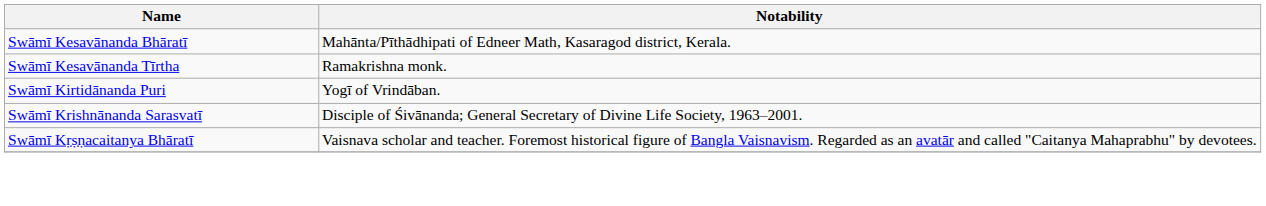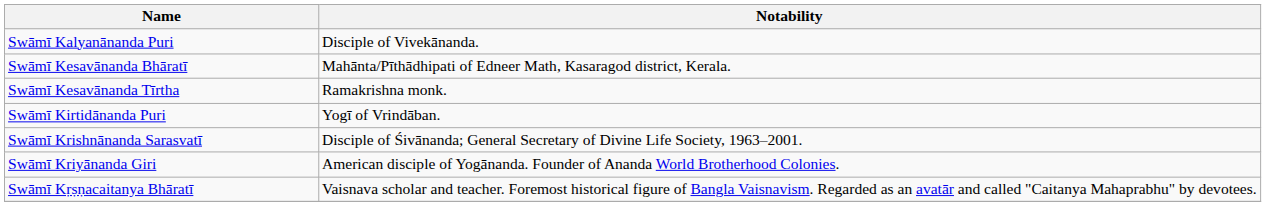+ row: (91, 41)
+ row: (82, 164)
